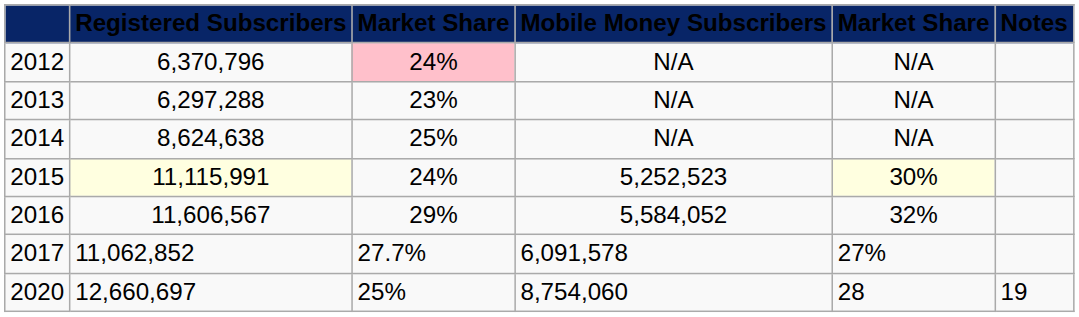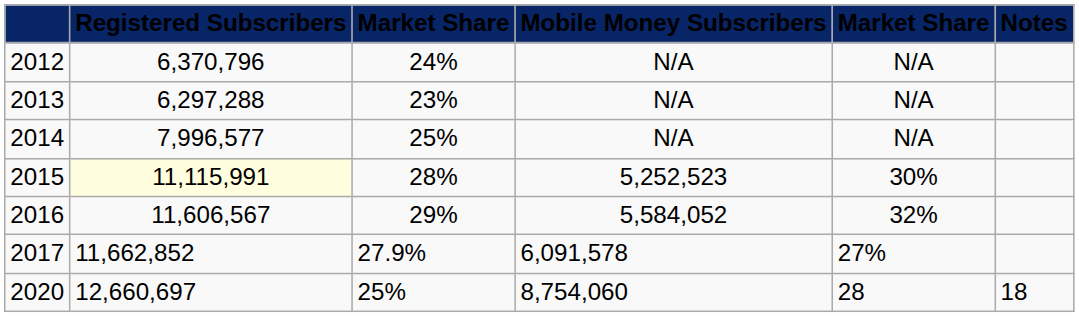(433, 61) pink background -> (433, 61) no background
(211, 138) 8,624,638 -> (211, 138) 7,996,577
(433, 176) 24% -> (433, 176) 28%
(914, 176) lightyellow background -> (914, 176) no background
(135, 253) 11,062,852 -> (135, 253) 11,662,852
(392, 253) 27.7% -> (392, 253) 27.9%
(1014, 291) 19 -> (1014, 291) 18
